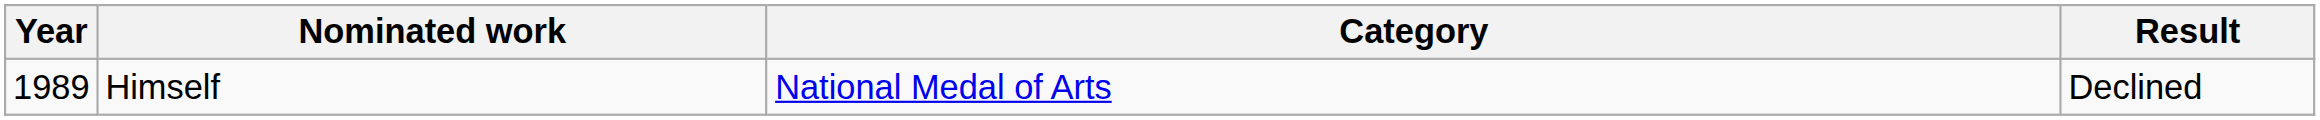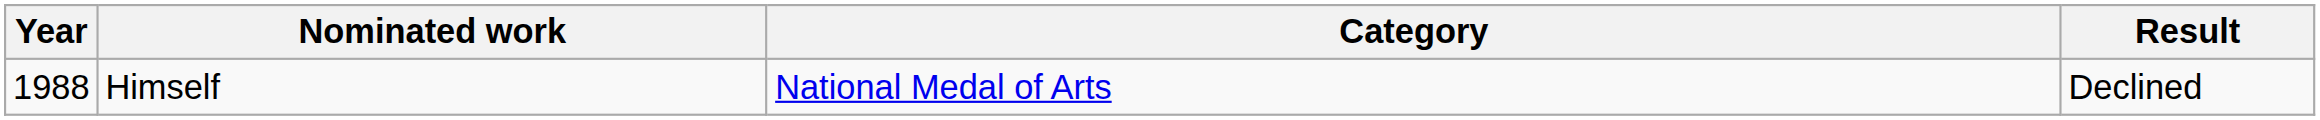(51, 86) 1989 -> (51, 86) 1988
